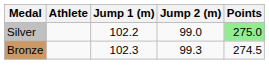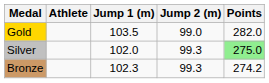+ row: (19, 31)
(124, 31) 102.2 -> (124, 50) 102.0
(191, 31) 99.0 -> (191, 50) 99.3
(247, 50) 274.5 -> (247, 68) 274.2
